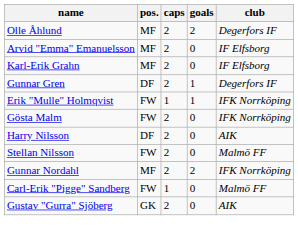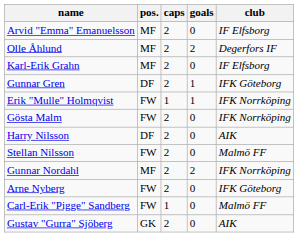rows swapped: (34, 30) <-> (71, 48)
(248, 83) Degerfors IF -> (250, 83) IFK Göteborg
+ row: (36, 188)
